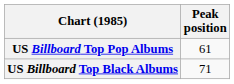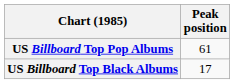(205, 68) 71 -> (205, 68) 17
